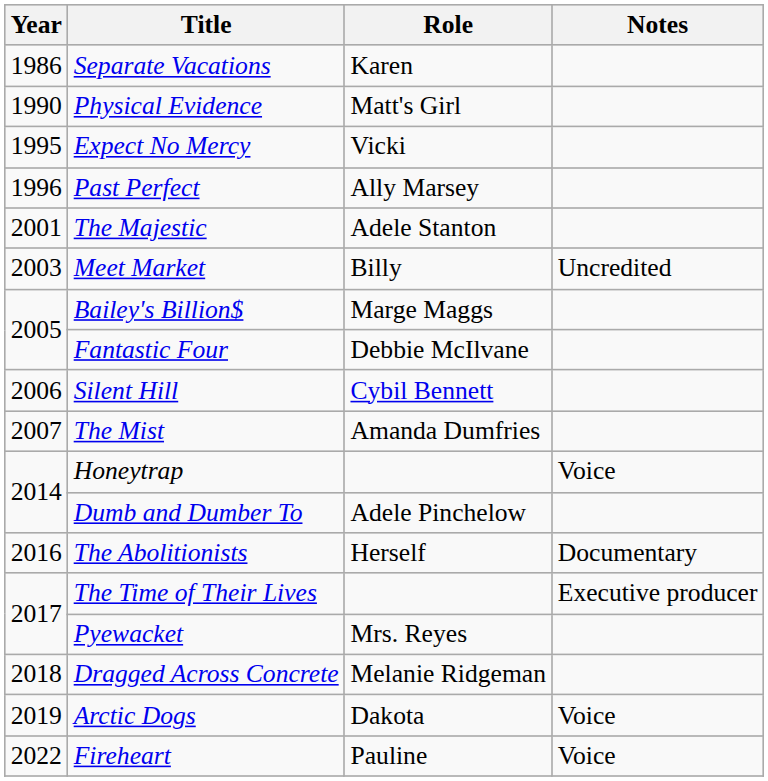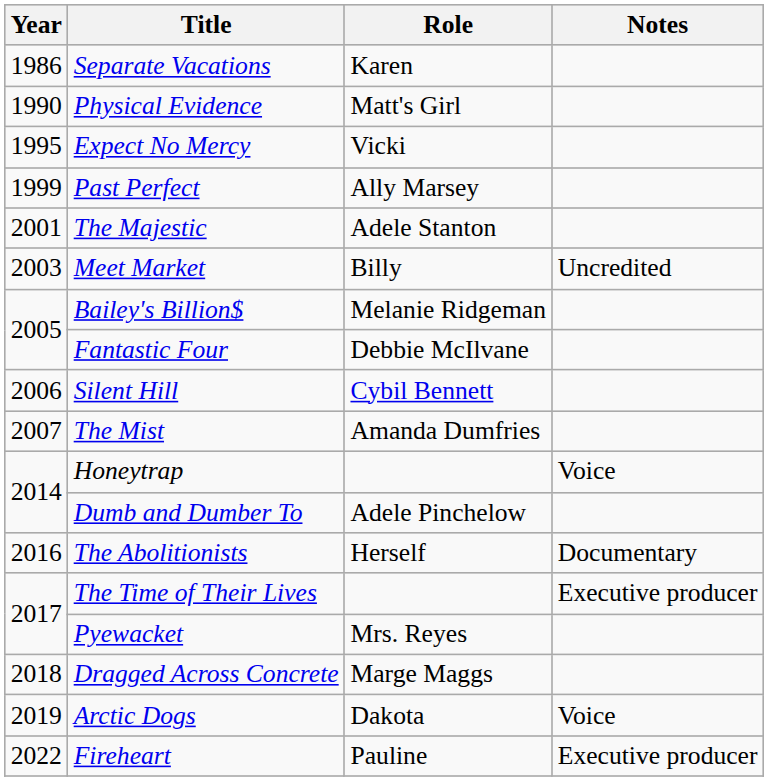(36, 187) 1996 -> (36, 187) 1999
(422, 308) Marge Maggs -> (448, 308) Melanie Ridgeman
(448, 674) Melanie Ridgeman -> (422, 674) Marge Maggs
(587, 755) Voice -> (658, 755) Executive producer
